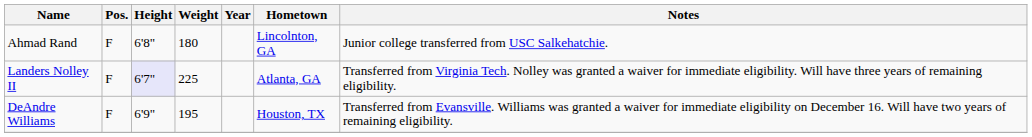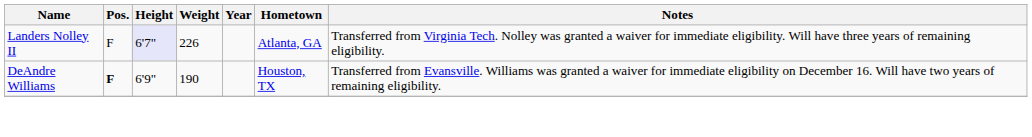- row: (42, 43)
(188, 78) 225 -> (189, 43) 226
(109, 114) normal -> (110, 78) bold
(188, 114) 195 -> (189, 78) 190
